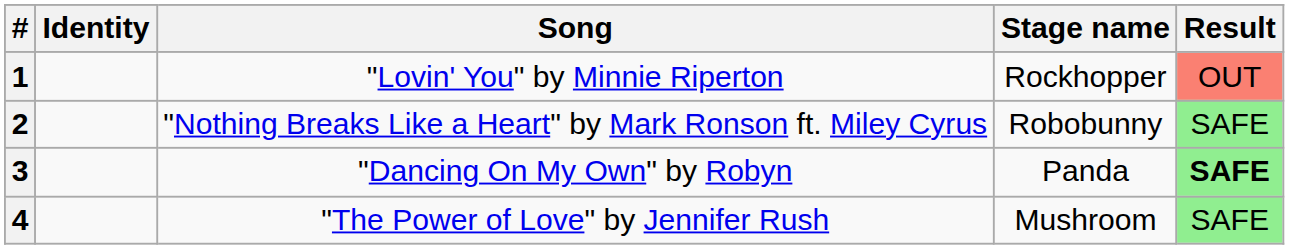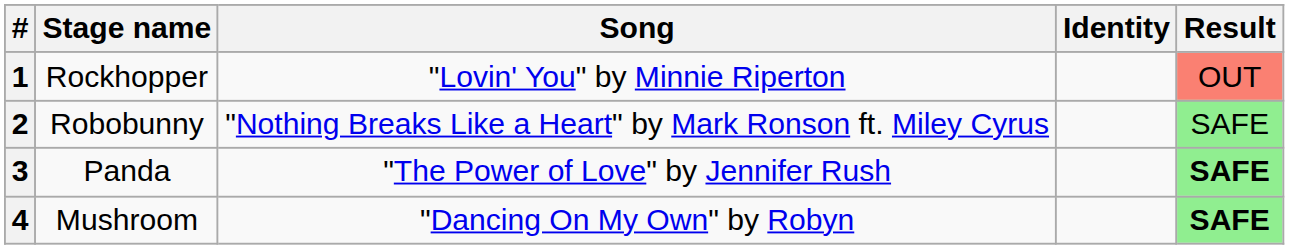columns swapped: (1085, 28) <-> (96, 28)
(575, 171) "Dancing On My Own" by Robyn -> (637, 171) "The Power of Love" by Jennifer Rush
(575, 219) "The Power of Love" by Jennifer Rush -> (637, 219) "Dancing On My Own" by Robyn
(1230, 219) normal -> (1230, 219) bold
